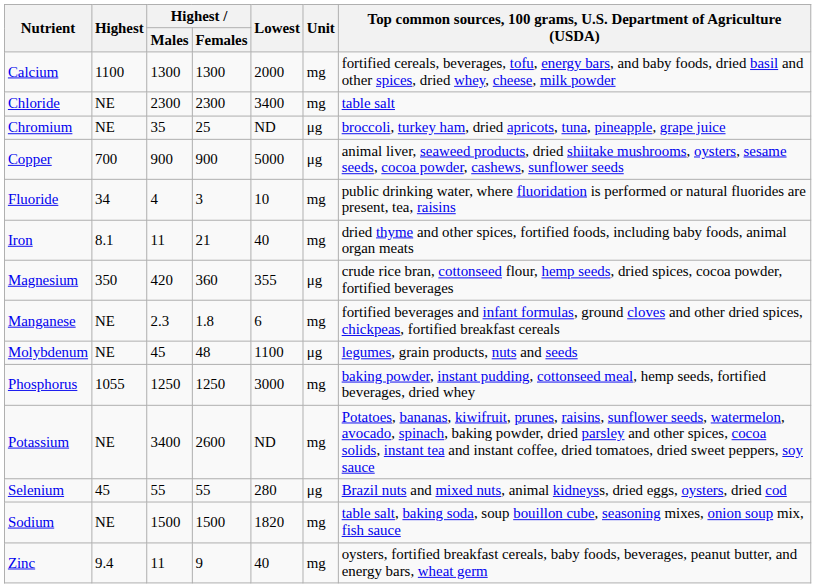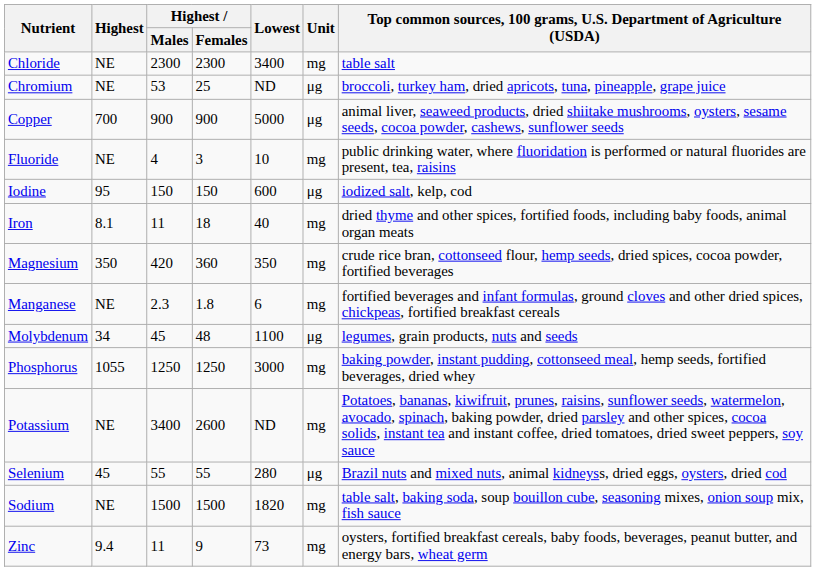- row: (33, 71)
(158, 127) 35 -> (158, 87) 53
(102, 199) 34 -> (105, 159) NE
+ row: (27, 191)
(203, 240) 21 -> (203, 223) 18
(266, 280) 355 -> (266, 263) 350
(314, 280) μg -> (316, 263) mg
(105, 352) NE -> (102, 335) 34
(262, 562) 40 -> (262, 546) 73
